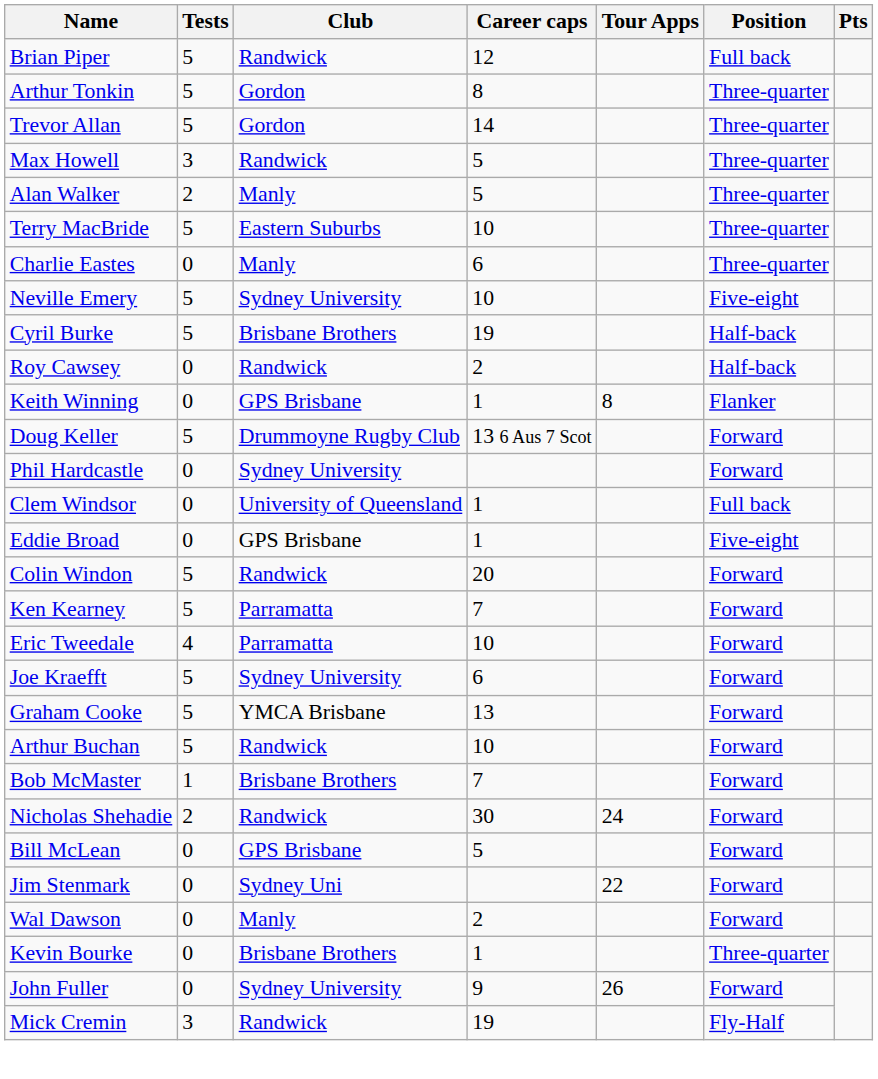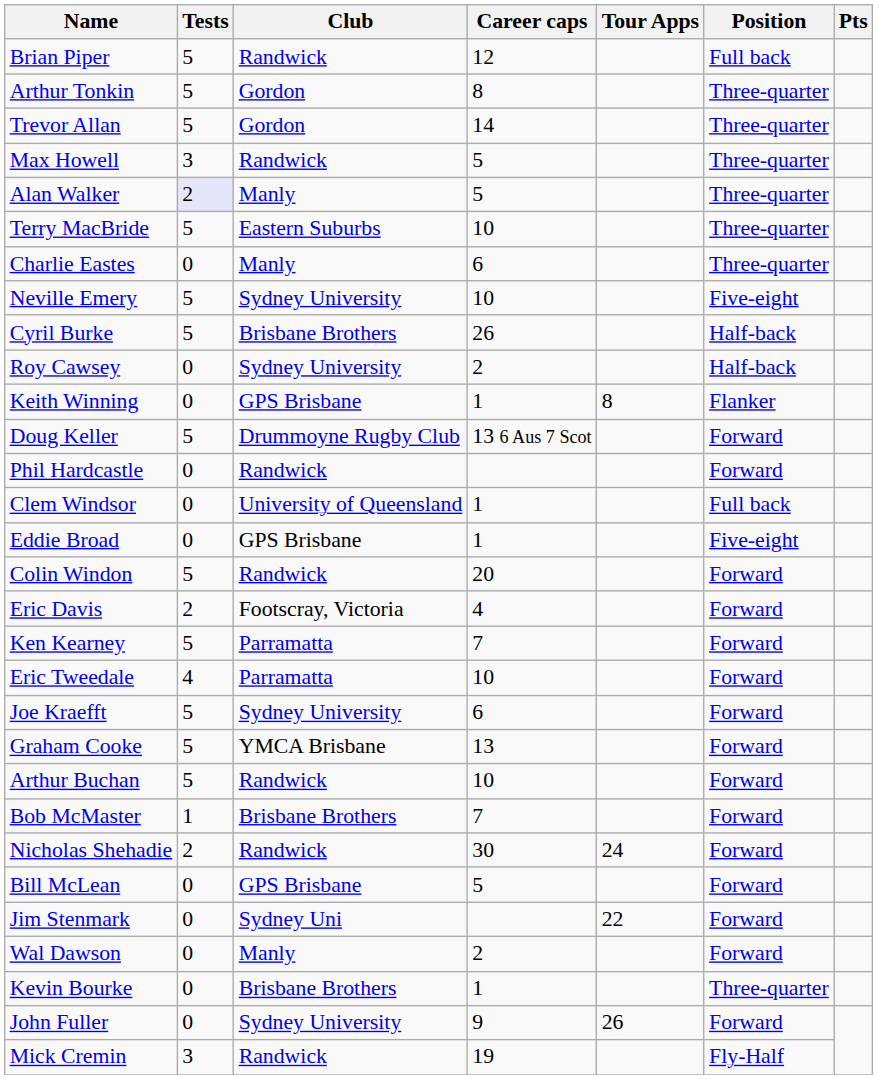(188, 194) no background -> (188, 194) lavender background
(483, 332) 19 -> (483, 332) 26
(283, 366) Randwick -> (320, 366) Sydney University
(320, 470) Sydney University -> (283, 470) Randwick
+ row: (56, 608)
